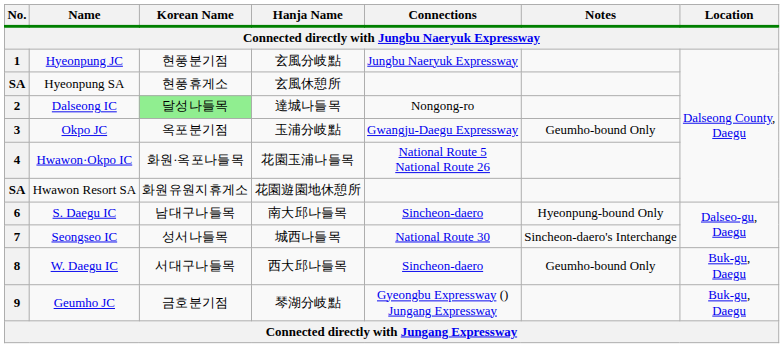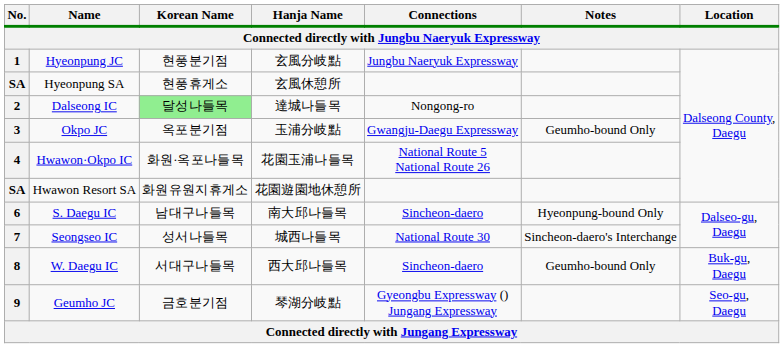(729, 302) Buk-gu, Daegu -> (729, 302) Seo-gu, Daegu
